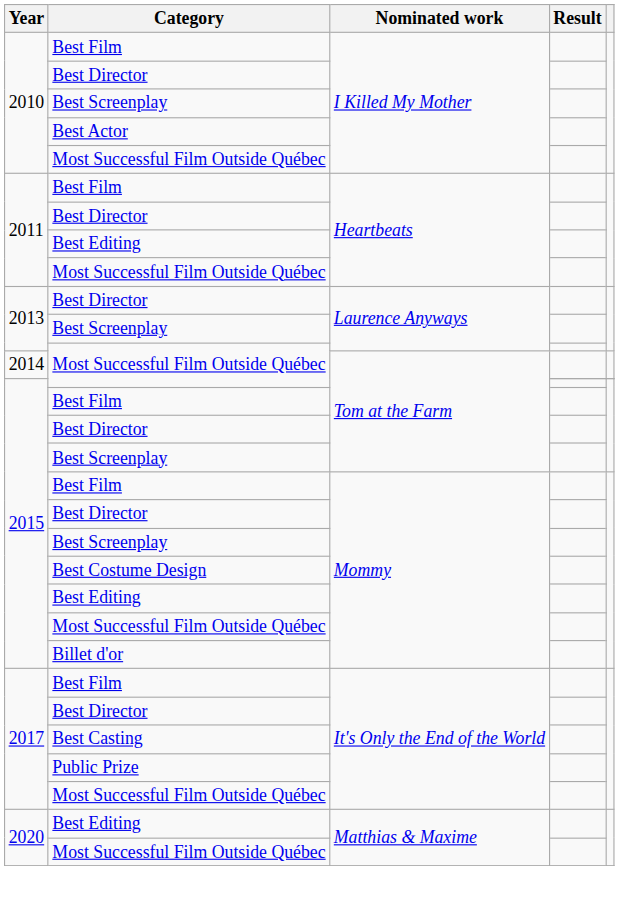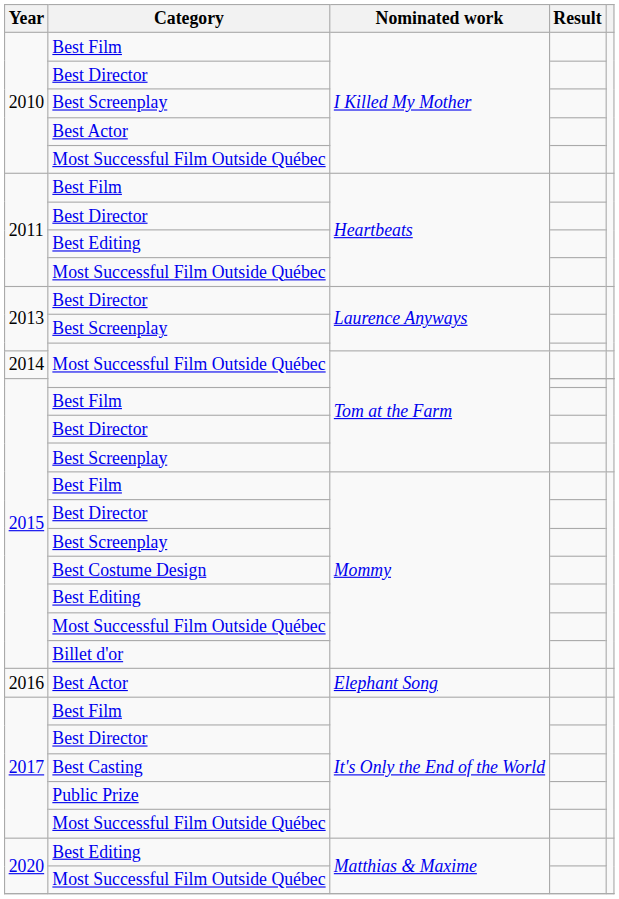+ row: (90, 682)
